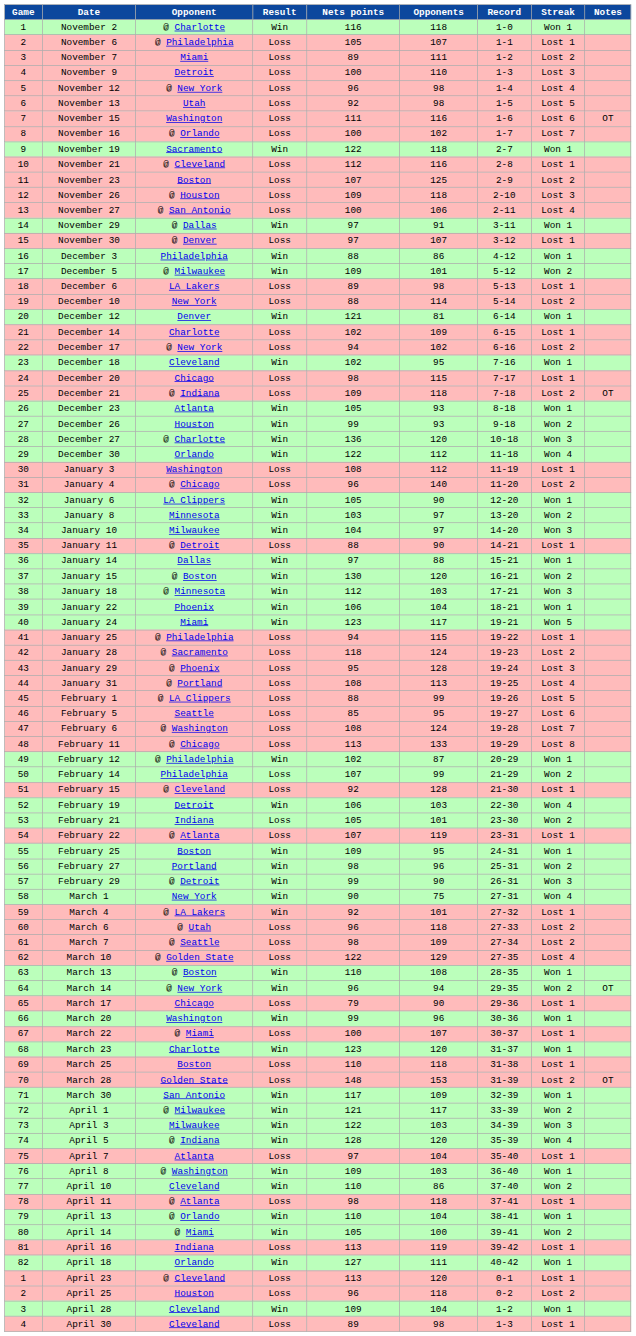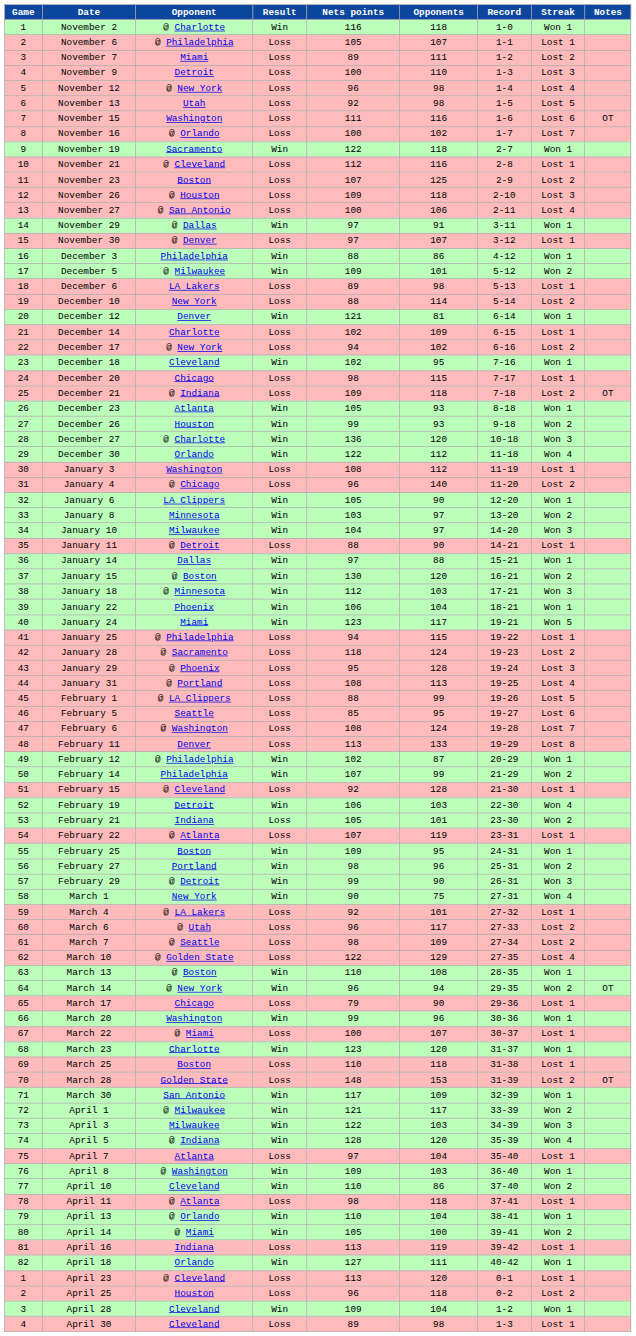(194, 744) @ Chicago -> (194, 744) Denver
(280, 775) Loss -> (280, 775) Win
(280, 912) Win -> (280, 912) Loss
(439, 927) 118 -> (439, 927) 117
